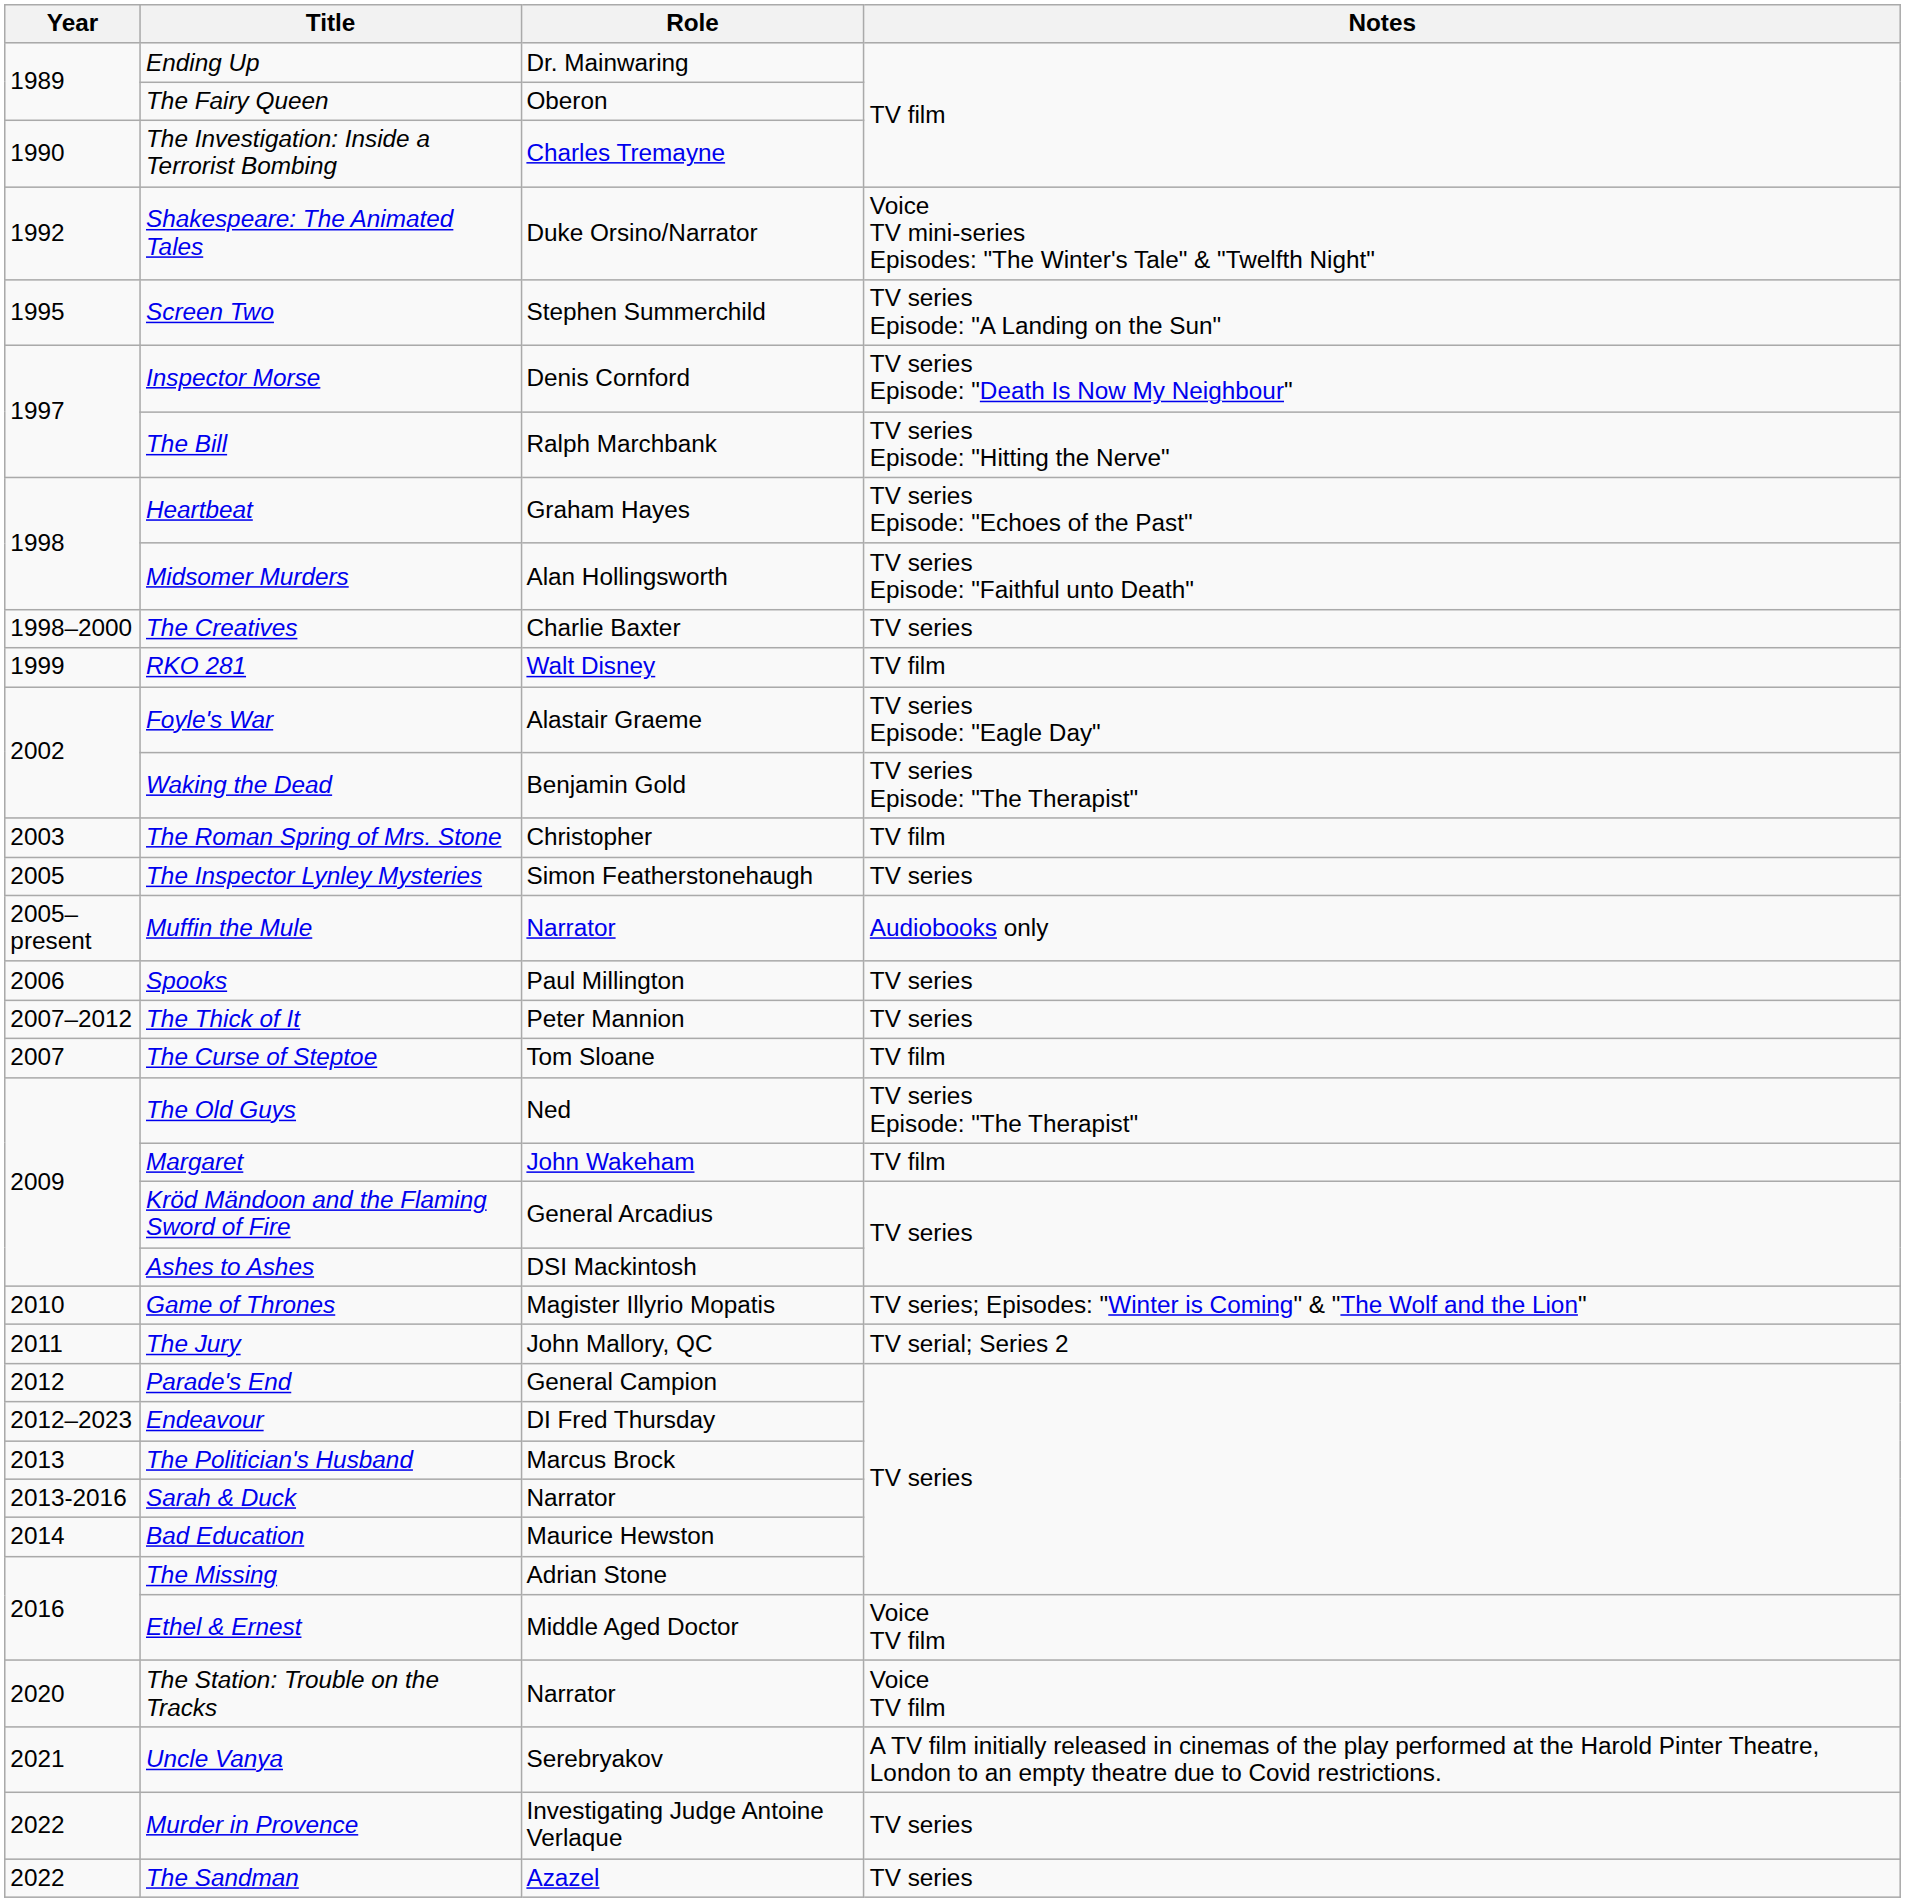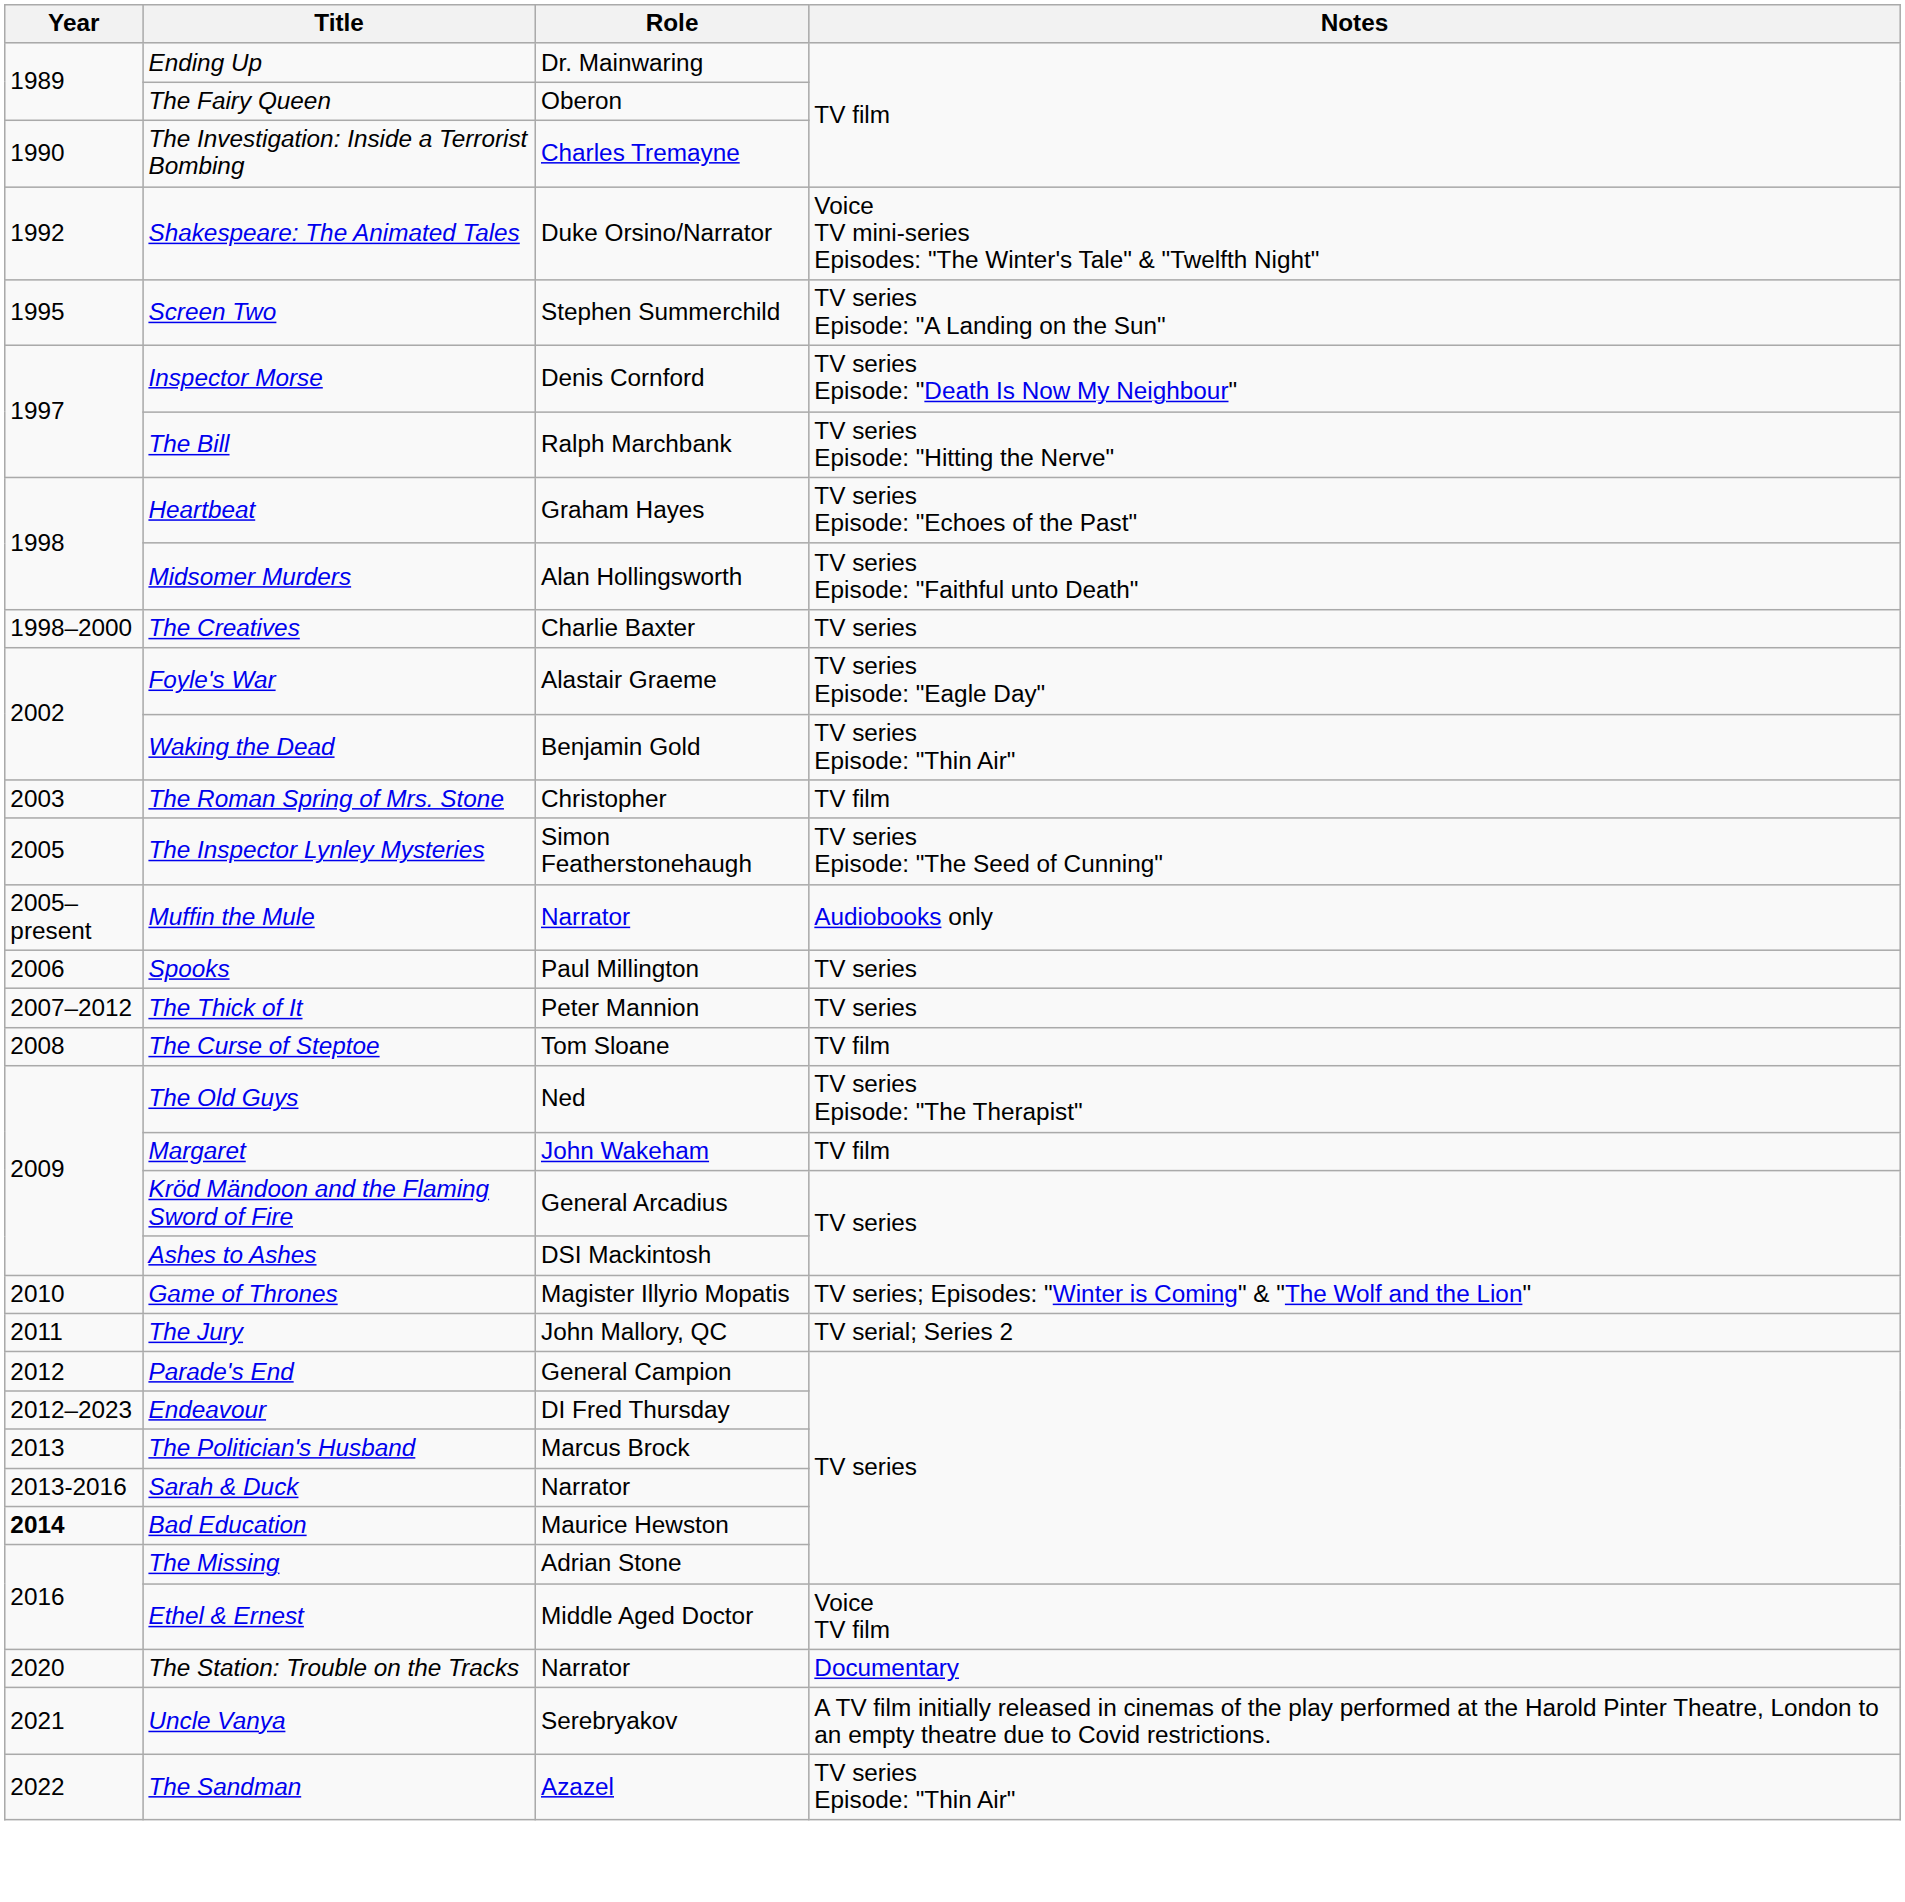- row: (196, 666)
(1004, 785) TV series Episode: "The Therapist" -> (915, 746) TV series Episode: "Thin Air"
(921, 875) TV series -> (989, 851) TV series Episode: "The Seed of Cunning"
(37, 1057) 2007 -> (37, 1046) 2008
(37, 1536) normal -> (37, 1525) bold
(908, 1693) Voice TV film -> (887, 1668) Documentary
- row: (252, 1825)
(921, 1877) TV series -> (915, 1786) TV series Episode: "Thin Air"
